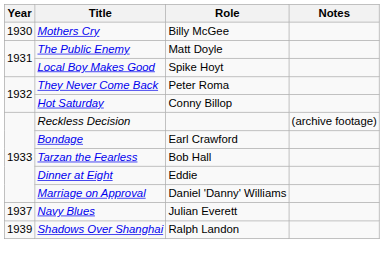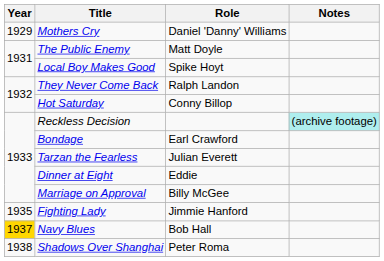(20, 31) 1930 -> (20, 31) 1929
(199, 31) Billy McGee -> (227, 31) Daniel 'Danny' Williams
(199, 85) Peter Roma -> (204, 85) Ralph Landon
(334, 121) no background -> (334, 121) paleturquoise background
(190, 157) Bob Hall -> (203, 157) Julian Everett
(227, 193) Daniel 'Danny' Williams -> (199, 193) Billy McGee
+ row: (72, 211)
(20, 211) no background -> (20, 229) gold background
(203, 211) Julian Everett -> (190, 229) Bob Hall
(20, 229) 1939 -> (20, 247) 1938
(204, 229) Ralph Landon -> (199, 247) Peter Roma
